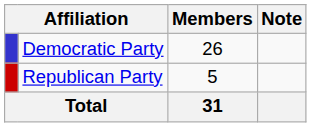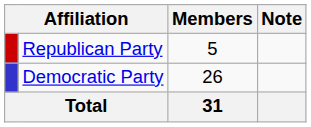rows swapped: (93, 48) <-> (92, 77)
